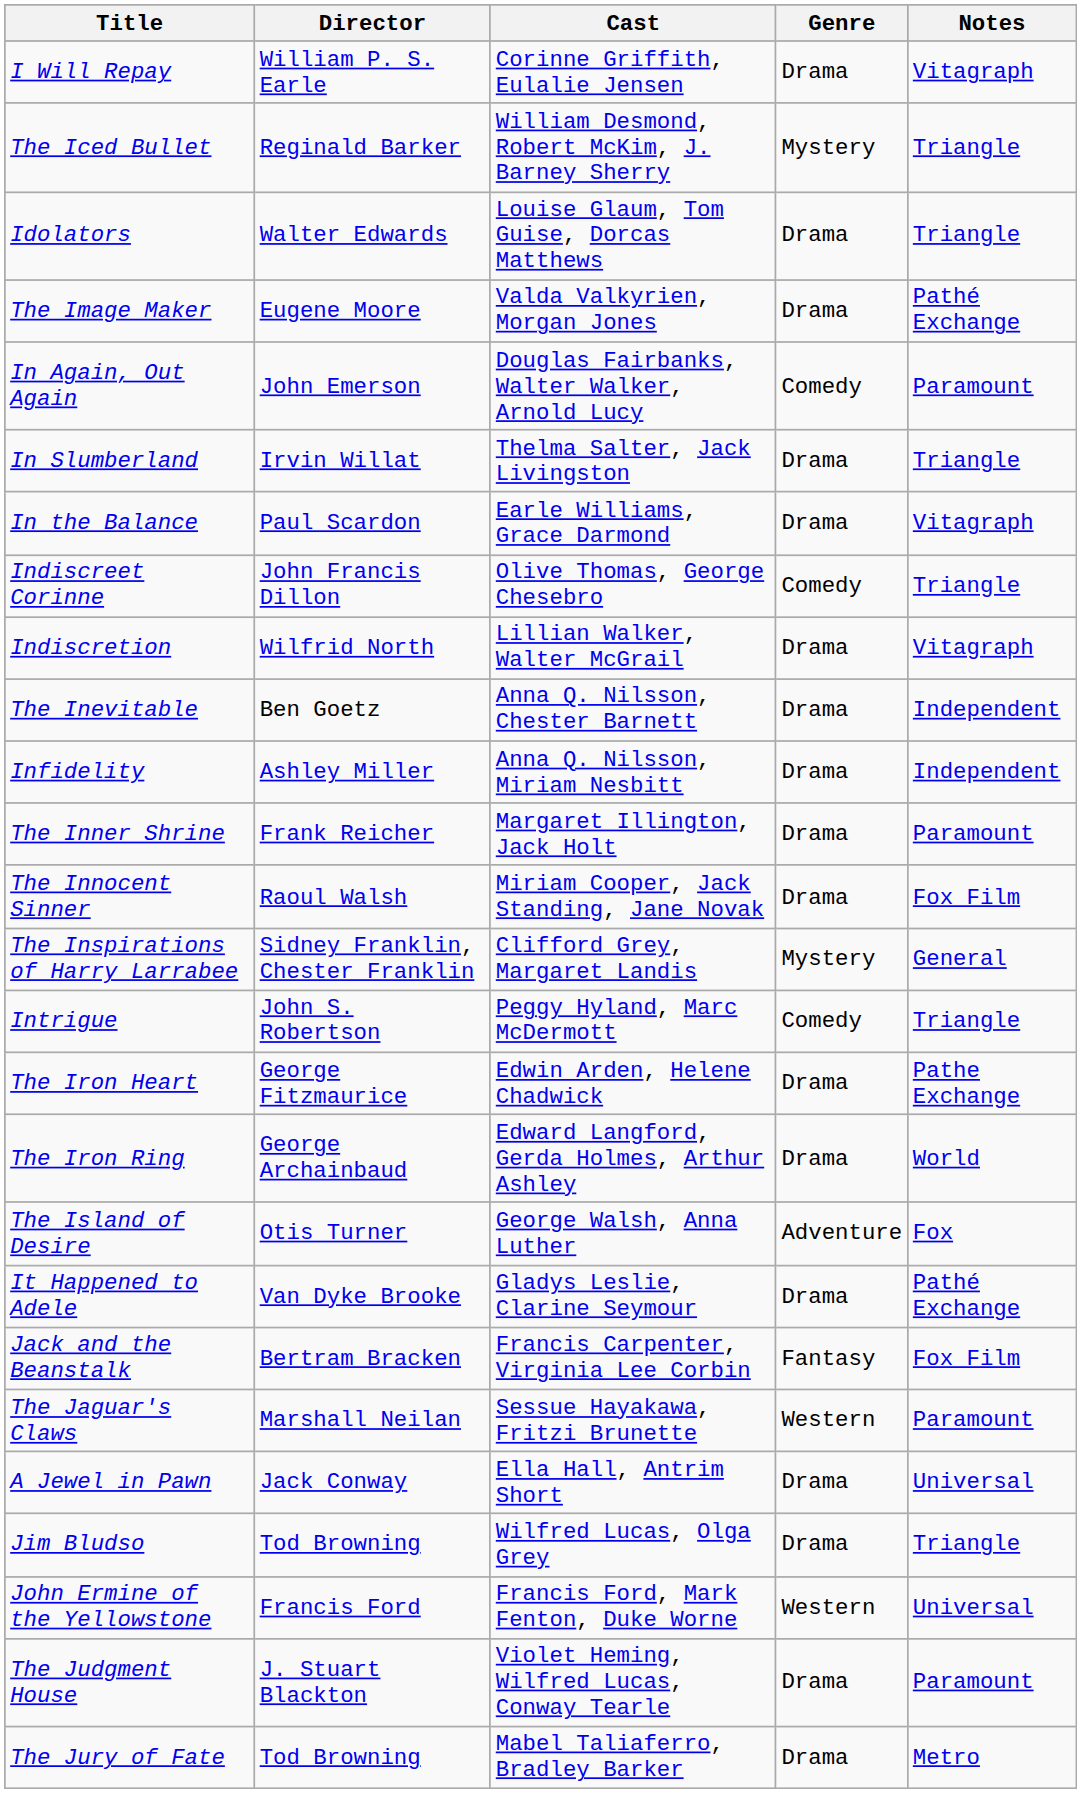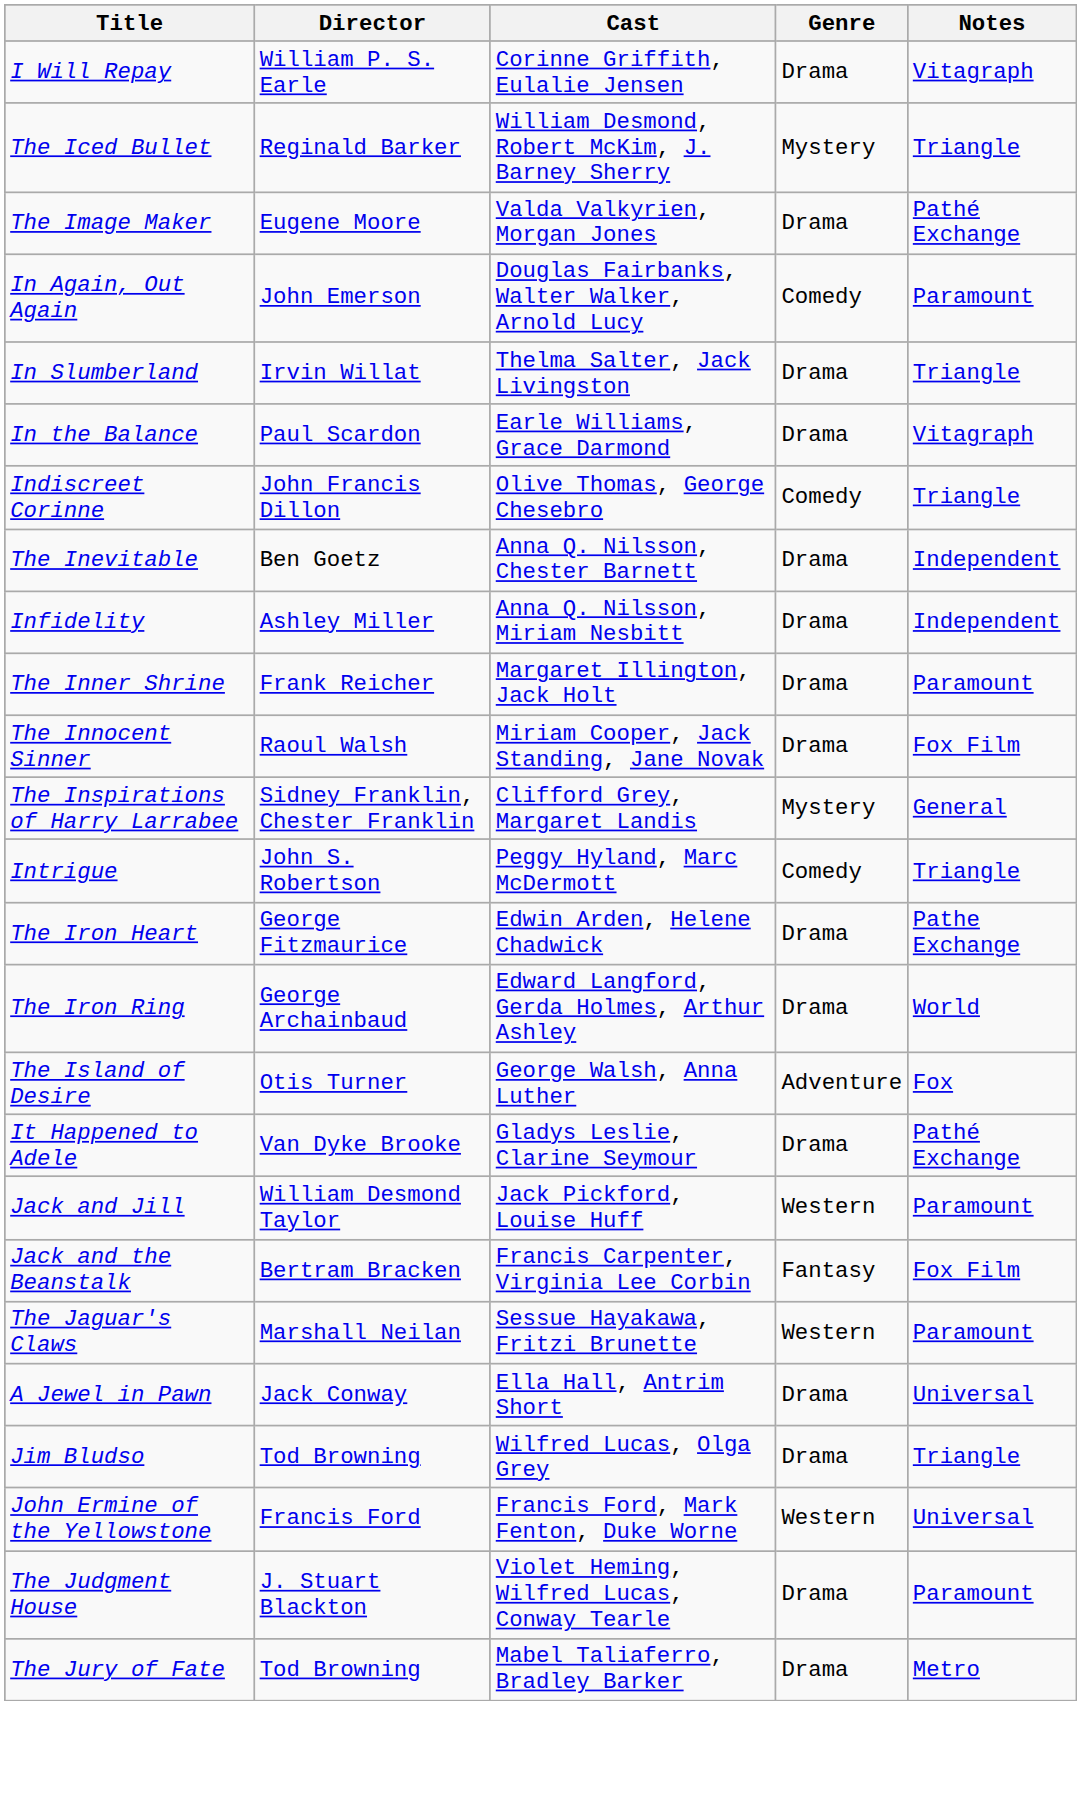- row: (71, 236)
- row: (91, 648)
+ row: (97, 1208)
